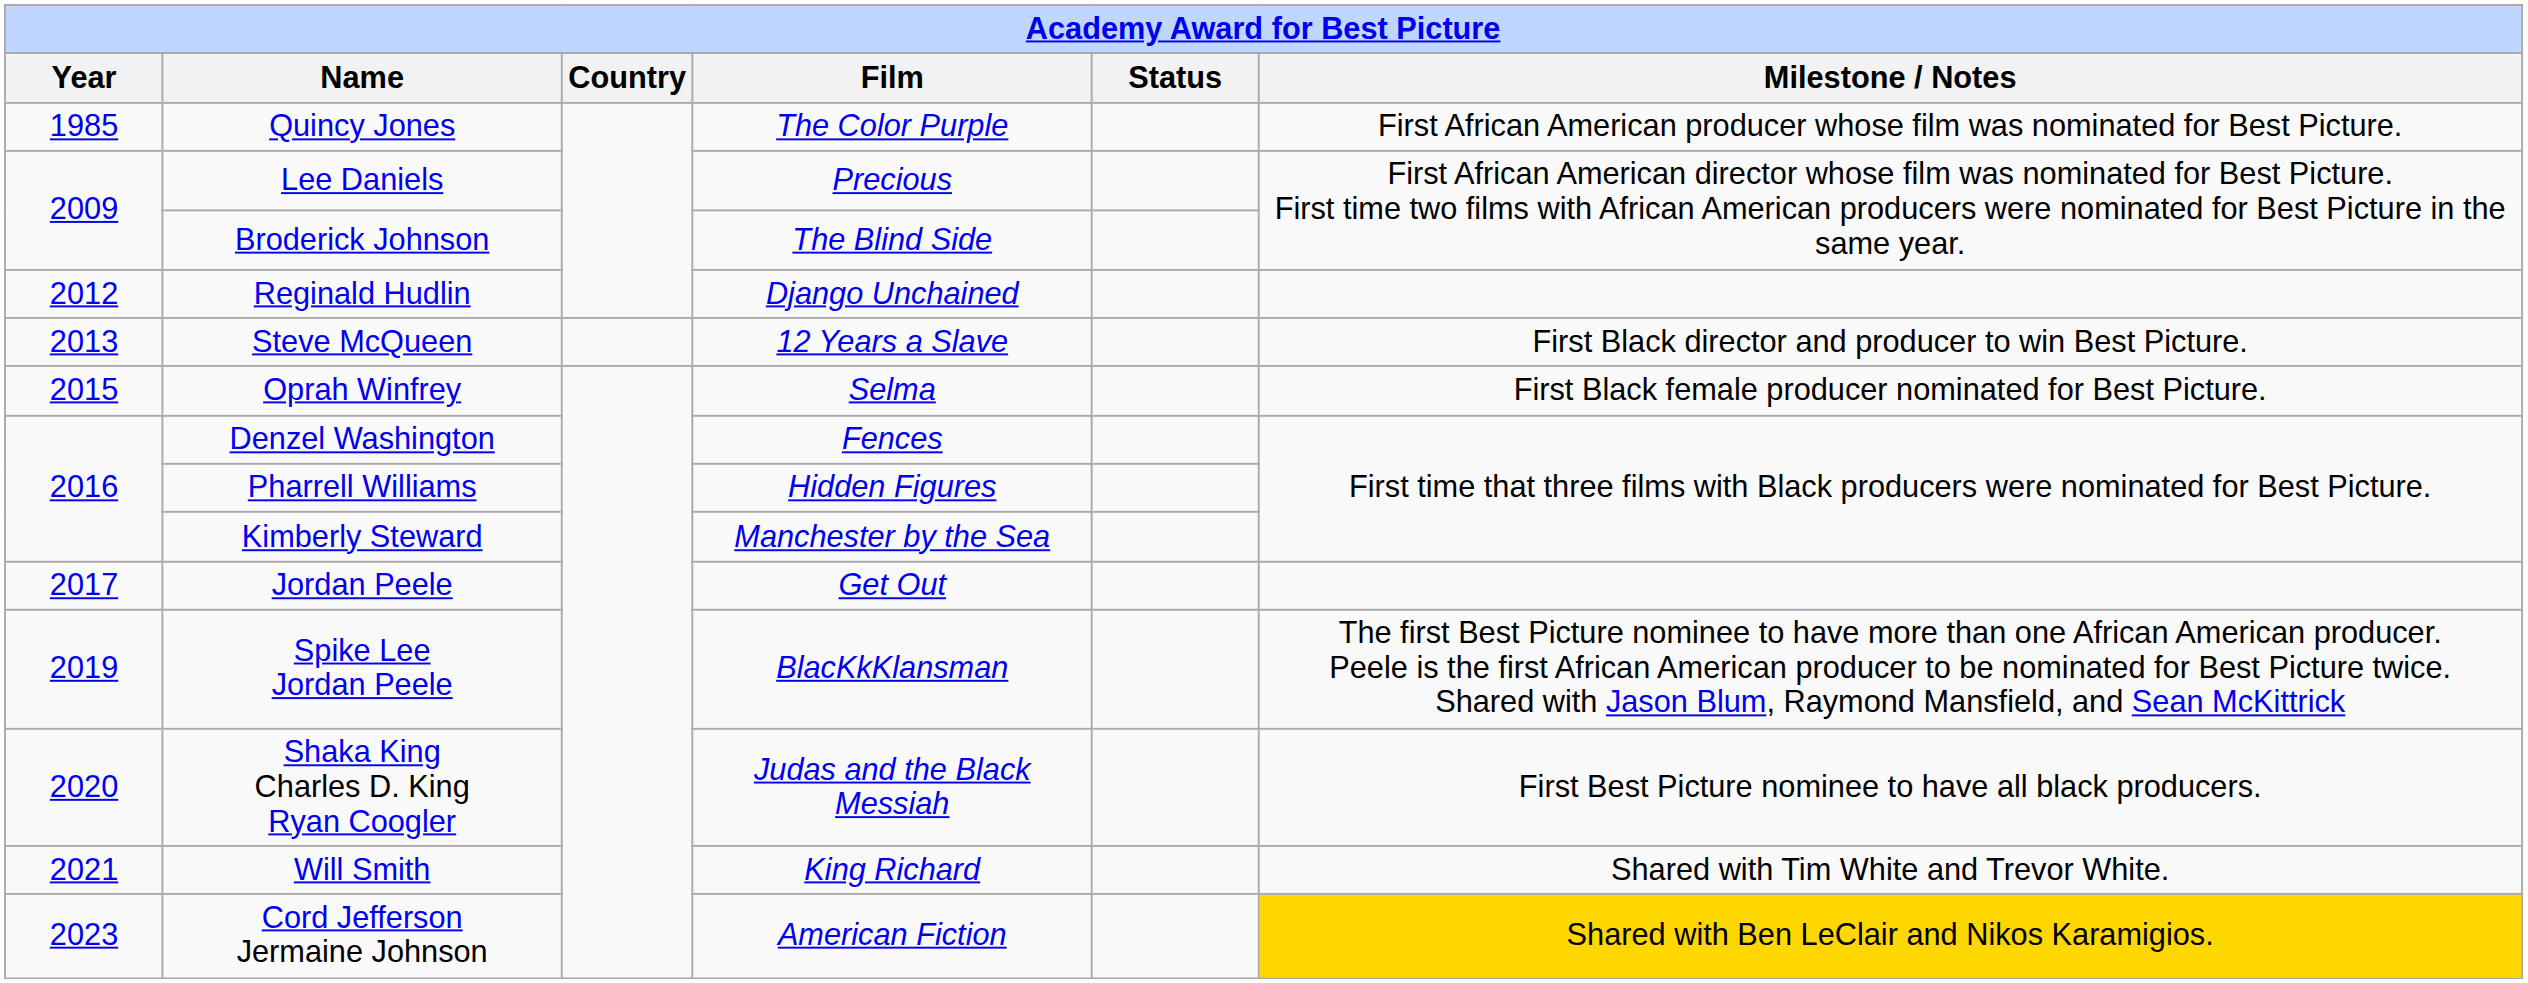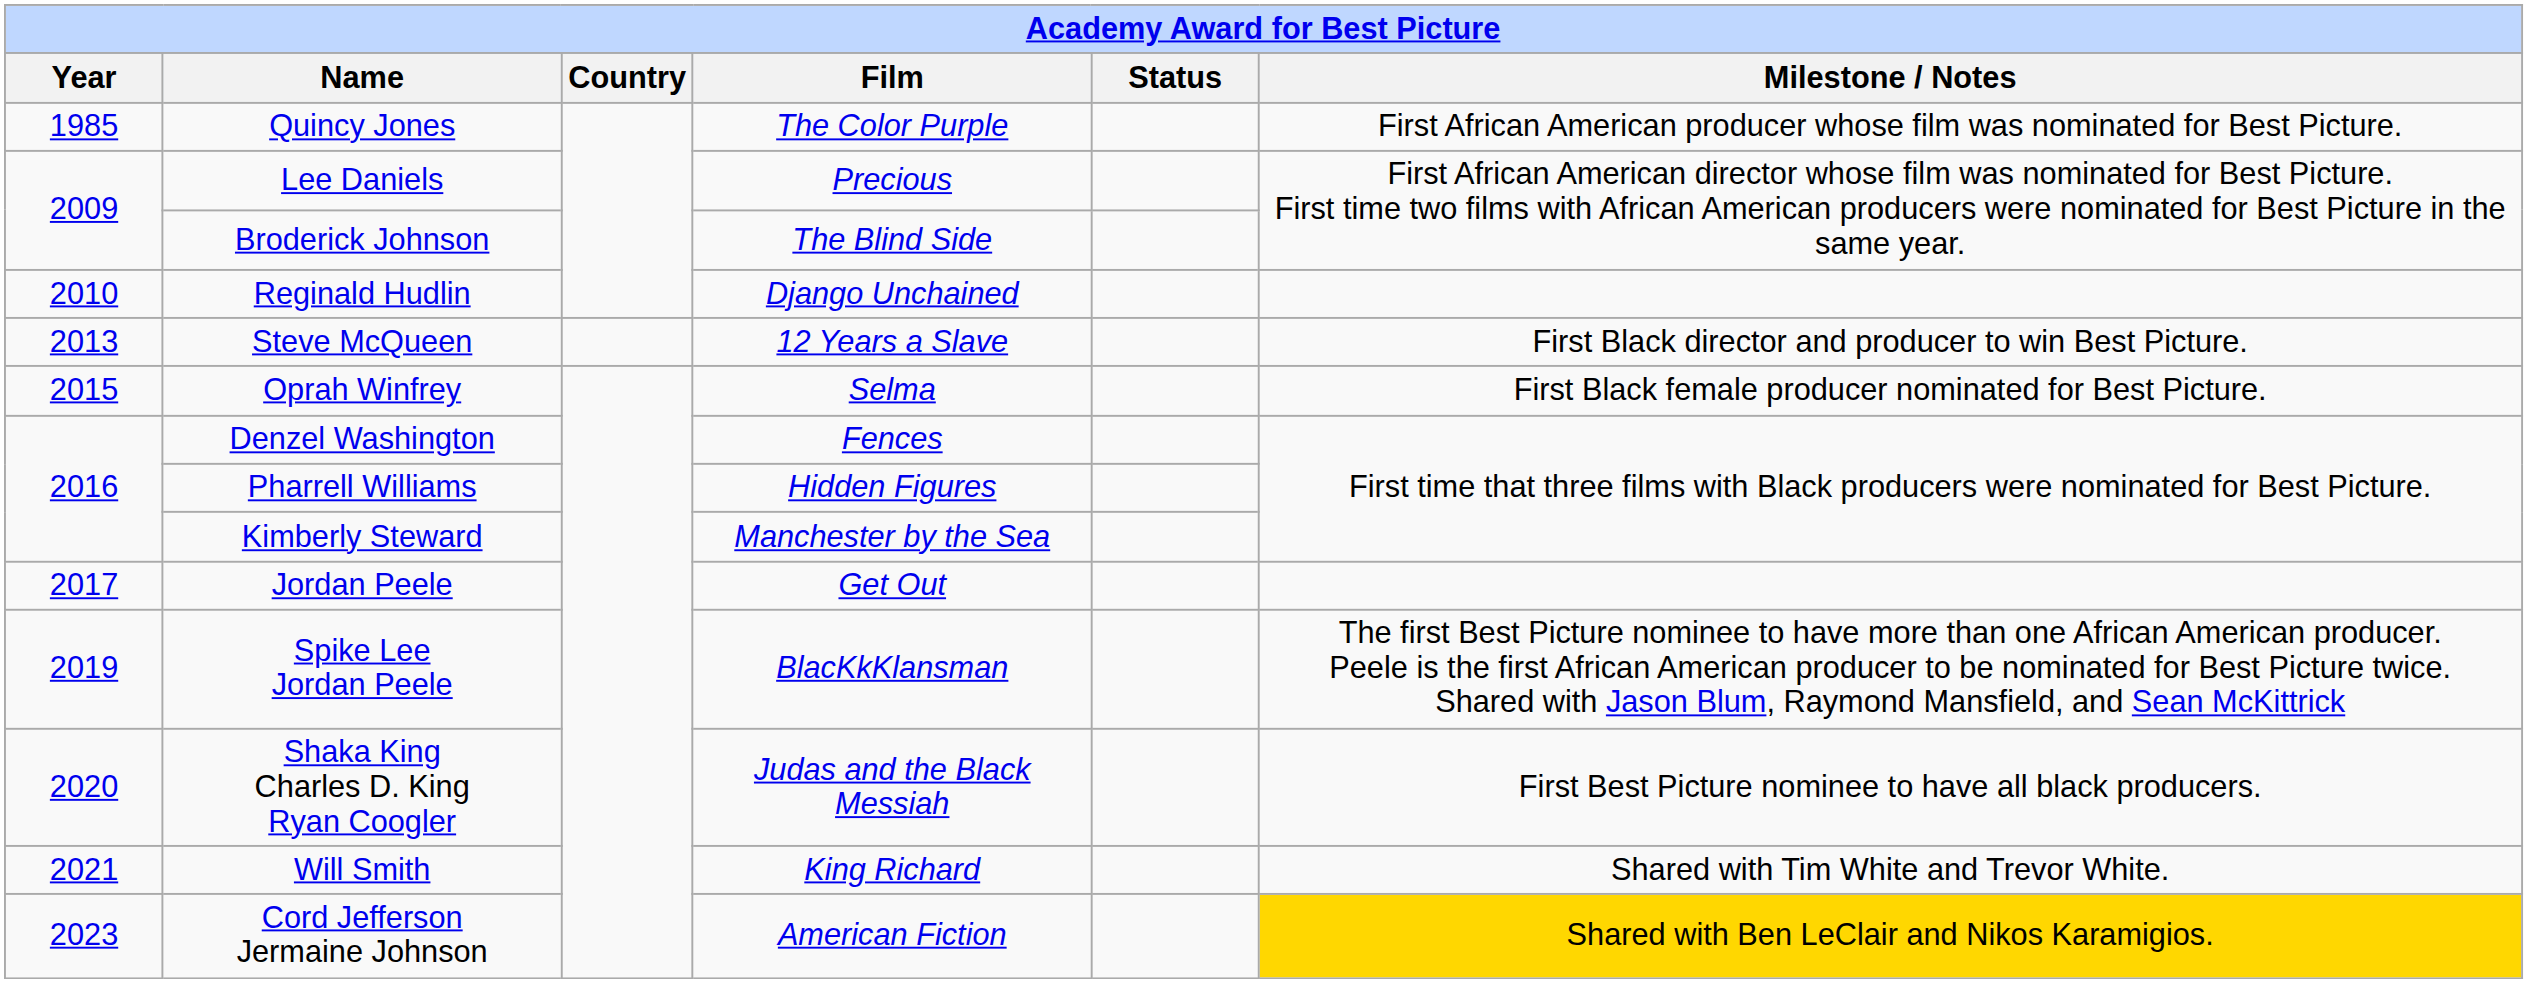(84, 292) 2012 -> (84, 292) 2010
